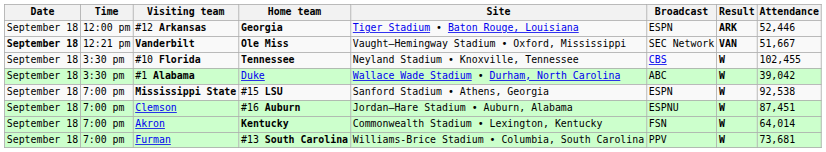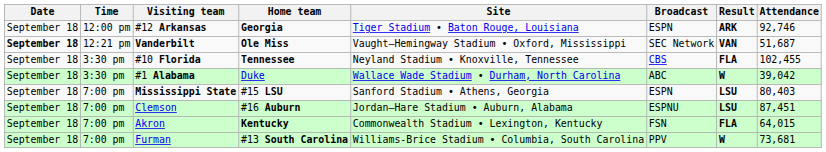(777, 29) 52,446 -> (777, 29) 92,746
(777, 45) 51,667 -> (777, 45) 51,687
(722, 61) W -> (728, 61) FLA
(722, 92) W -> (728, 92) LSU
(777, 92) 92,538 -> (777, 92) 80,403
(722, 108) W -> (728, 108) LSU
(722, 124) W -> (728, 124) FLA
(777, 124) 64,014 -> (777, 124) 64,015
